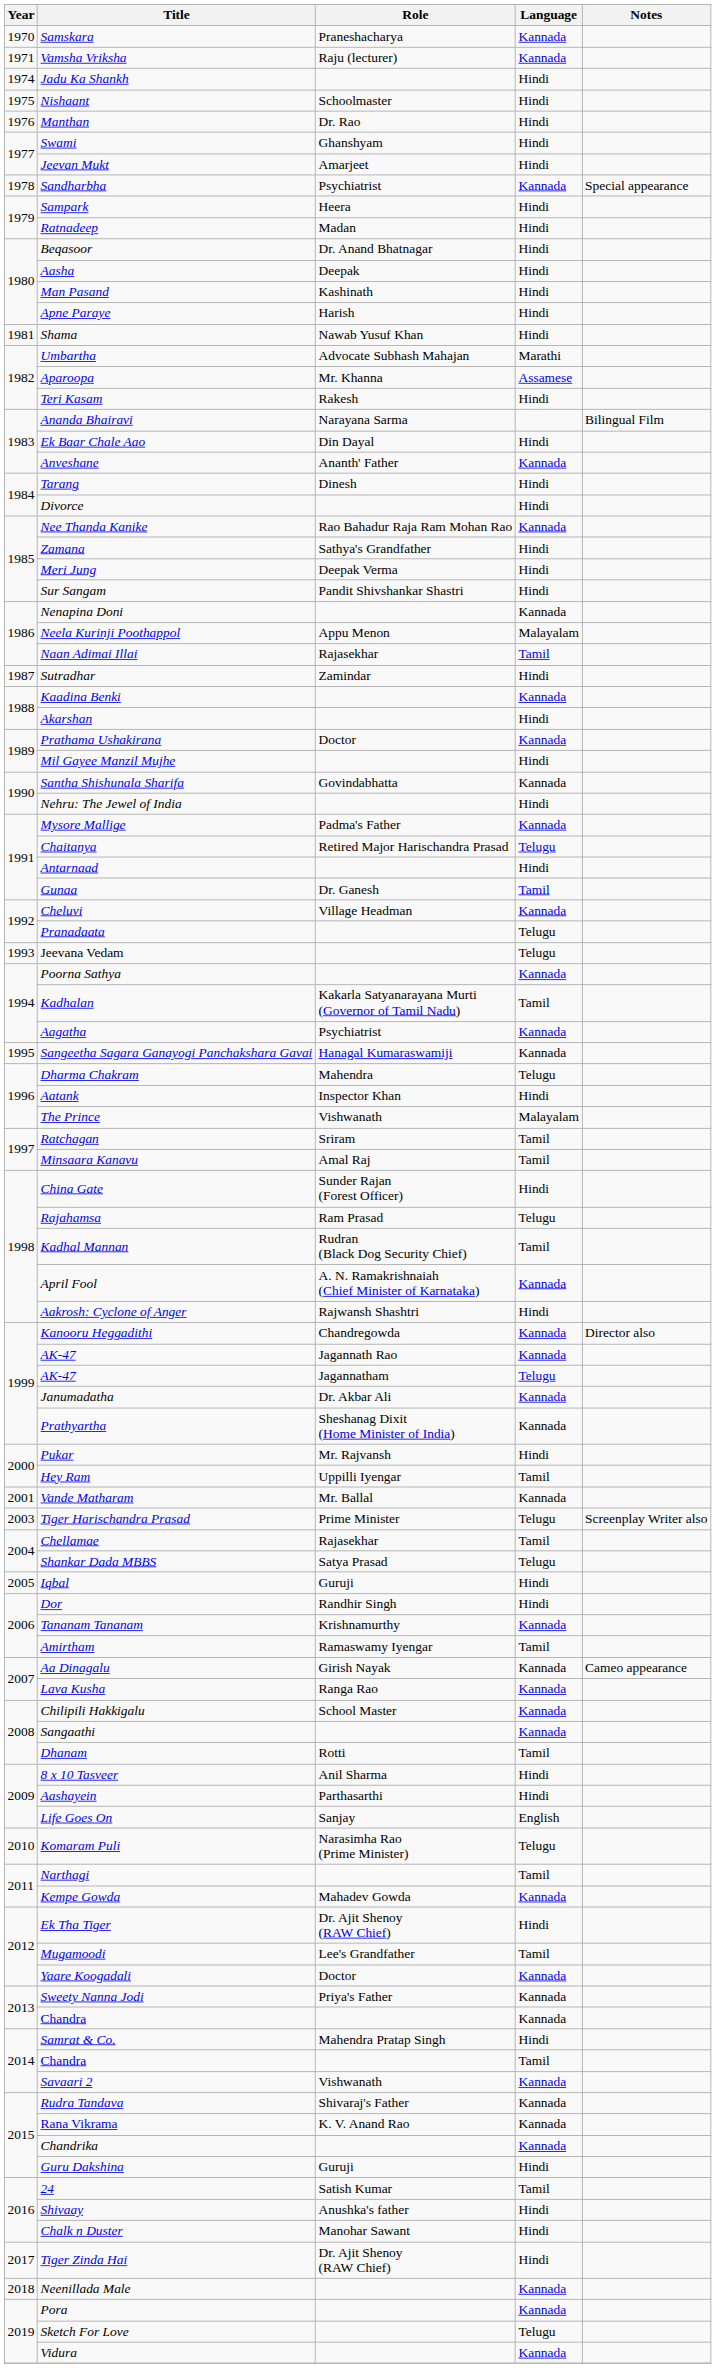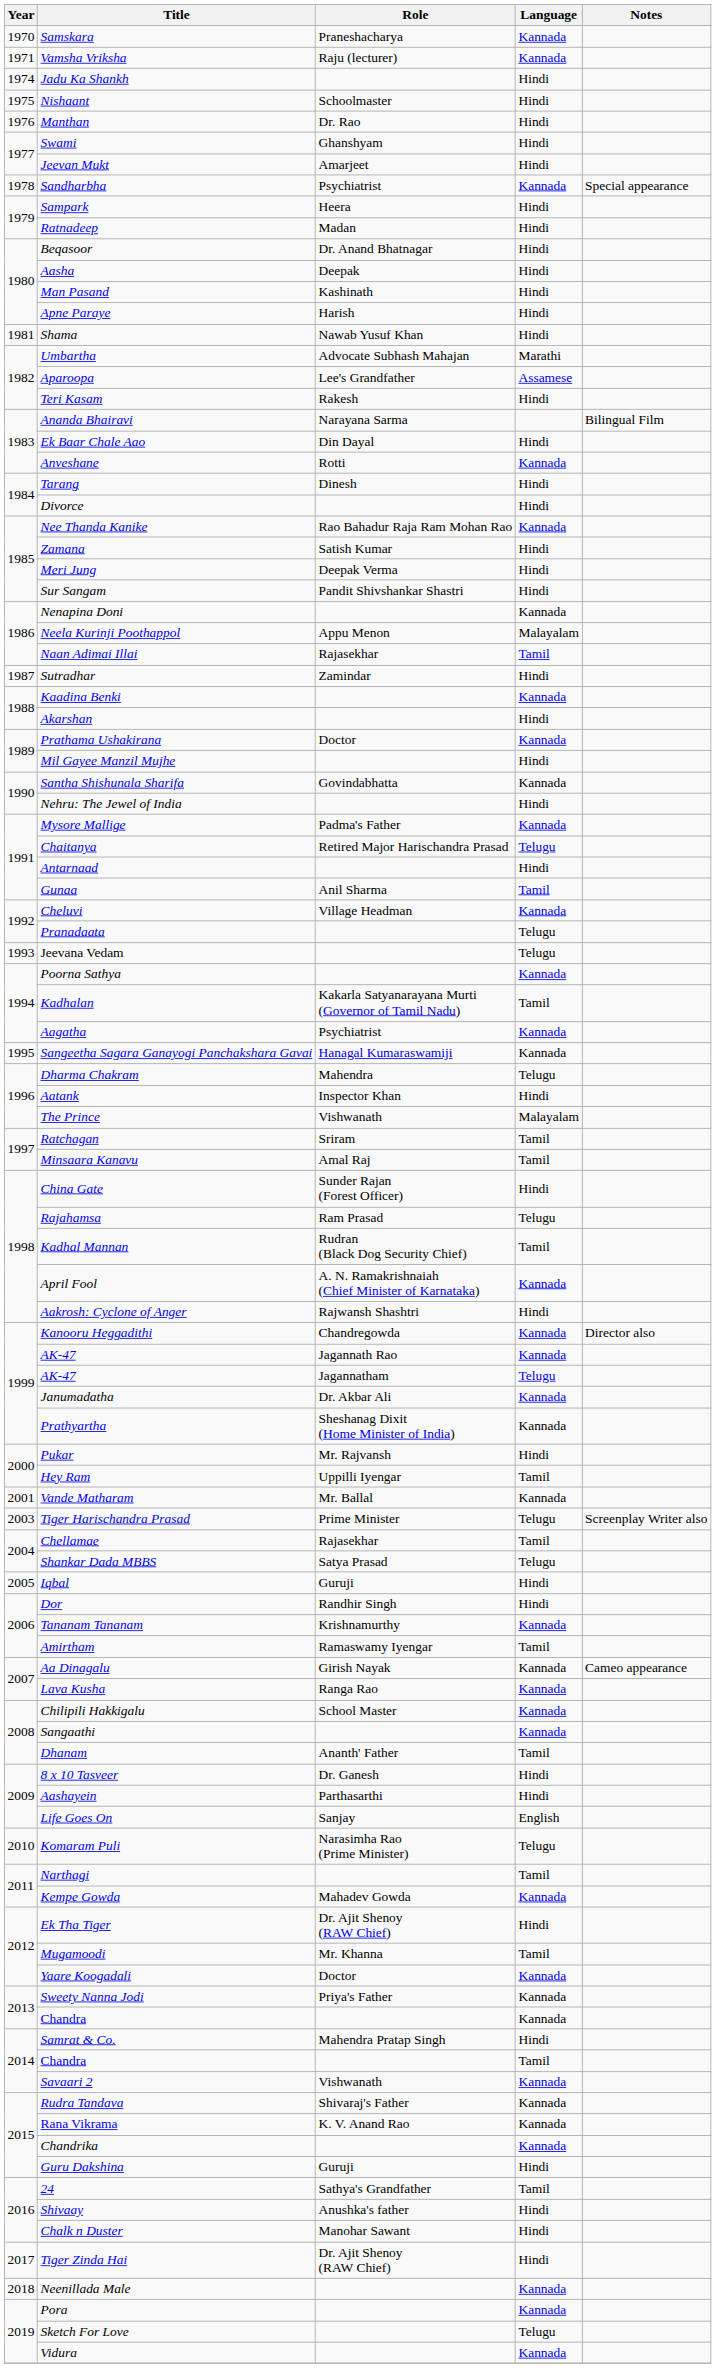(351, 377) Mr. Khanna -> (367, 377) Lee's Grandfather
(358, 462) Ananth' Father -> (332, 462) Rotti
(375, 548) Sathya's Grandfather -> (355, 548) Satish Kumar
(349, 889) Dr. Ganesh -> (353, 889) Anil Sharma
(332, 1753) Rotti -> (358, 1753) Ananth' Father
(353, 1774) Anil Sharma -> (349, 1774) Dr. Ganesh
(367, 1954) Lee's Grandfather -> (351, 1954) Mr. Khanna
(355, 2188) Satish Kumar -> (375, 2188) Sathya's Grandfather
